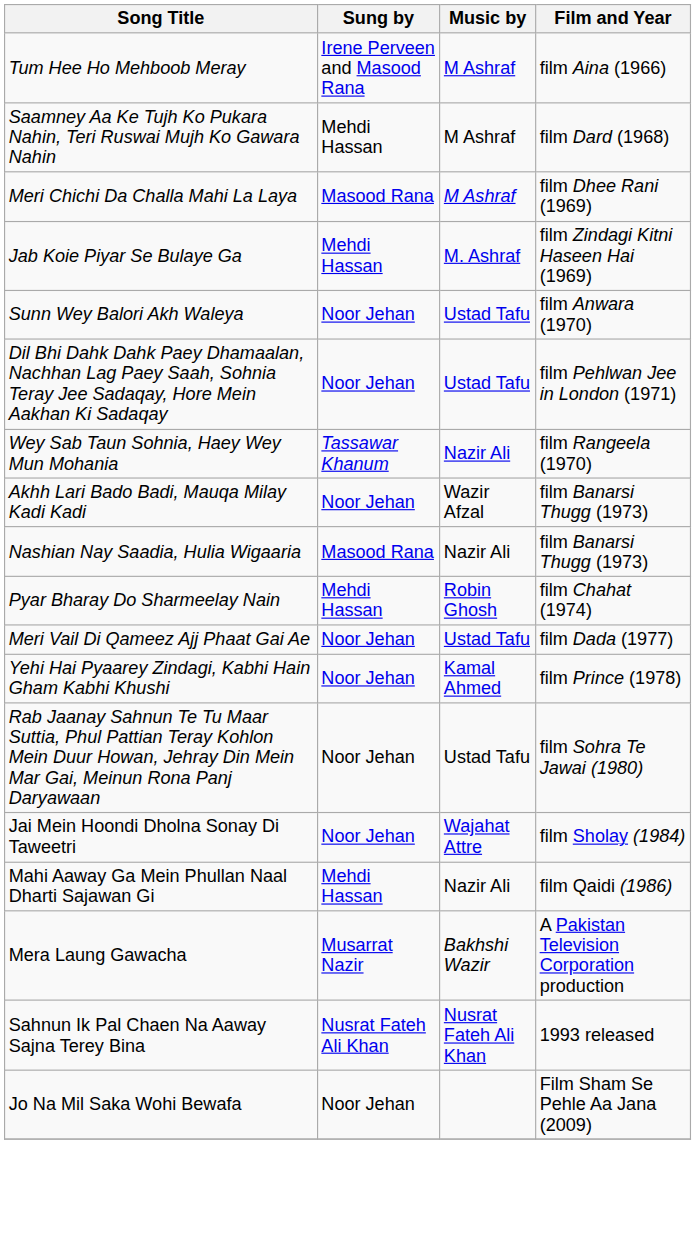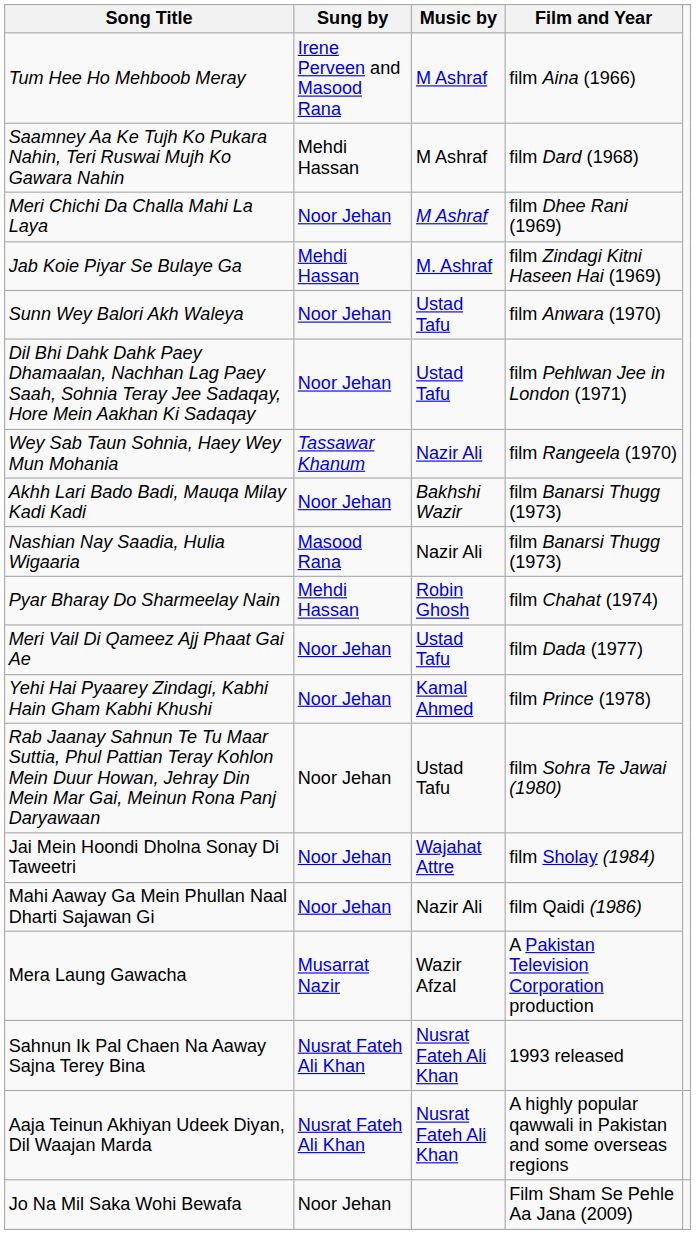(378, 196) Masood Rana -> (344, 216) Noor Jehan
(467, 502) Wazir Afzal -> (448, 502) Bakhshi Wazir
(352, 886) Mehdi Hassan -> (344, 906) Noor Jehan
(476, 955) Bakhshi Wazir -> (439, 975) Wazir Afzal
+ row: (147, 1134)
